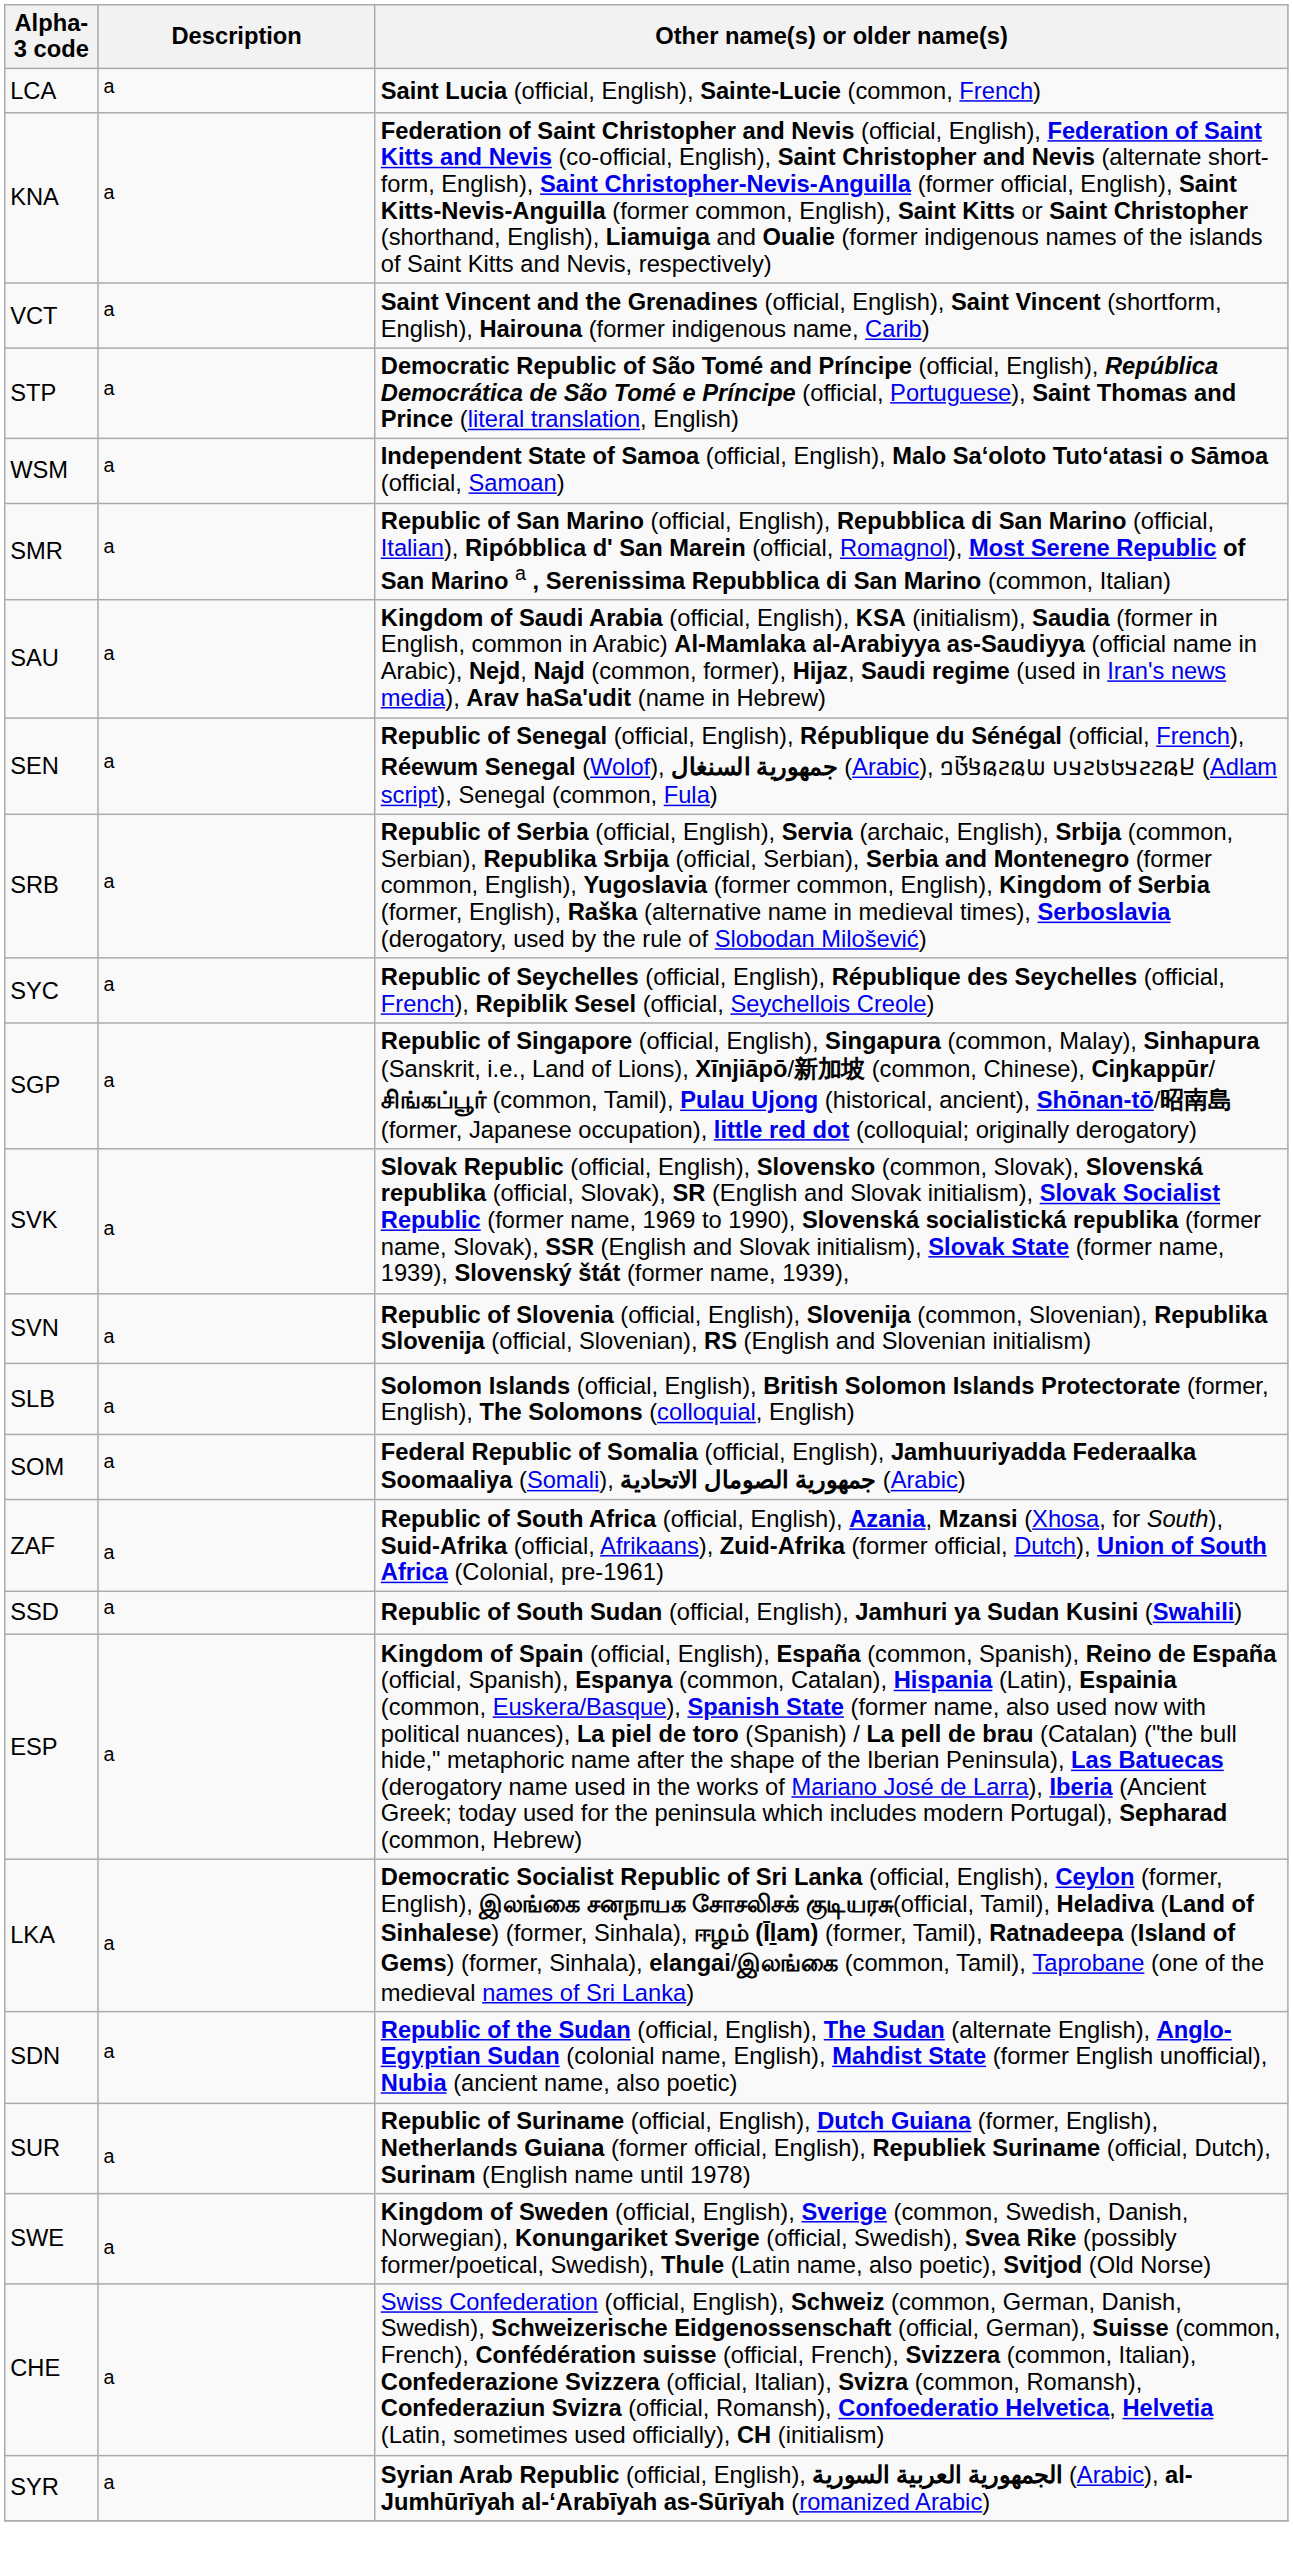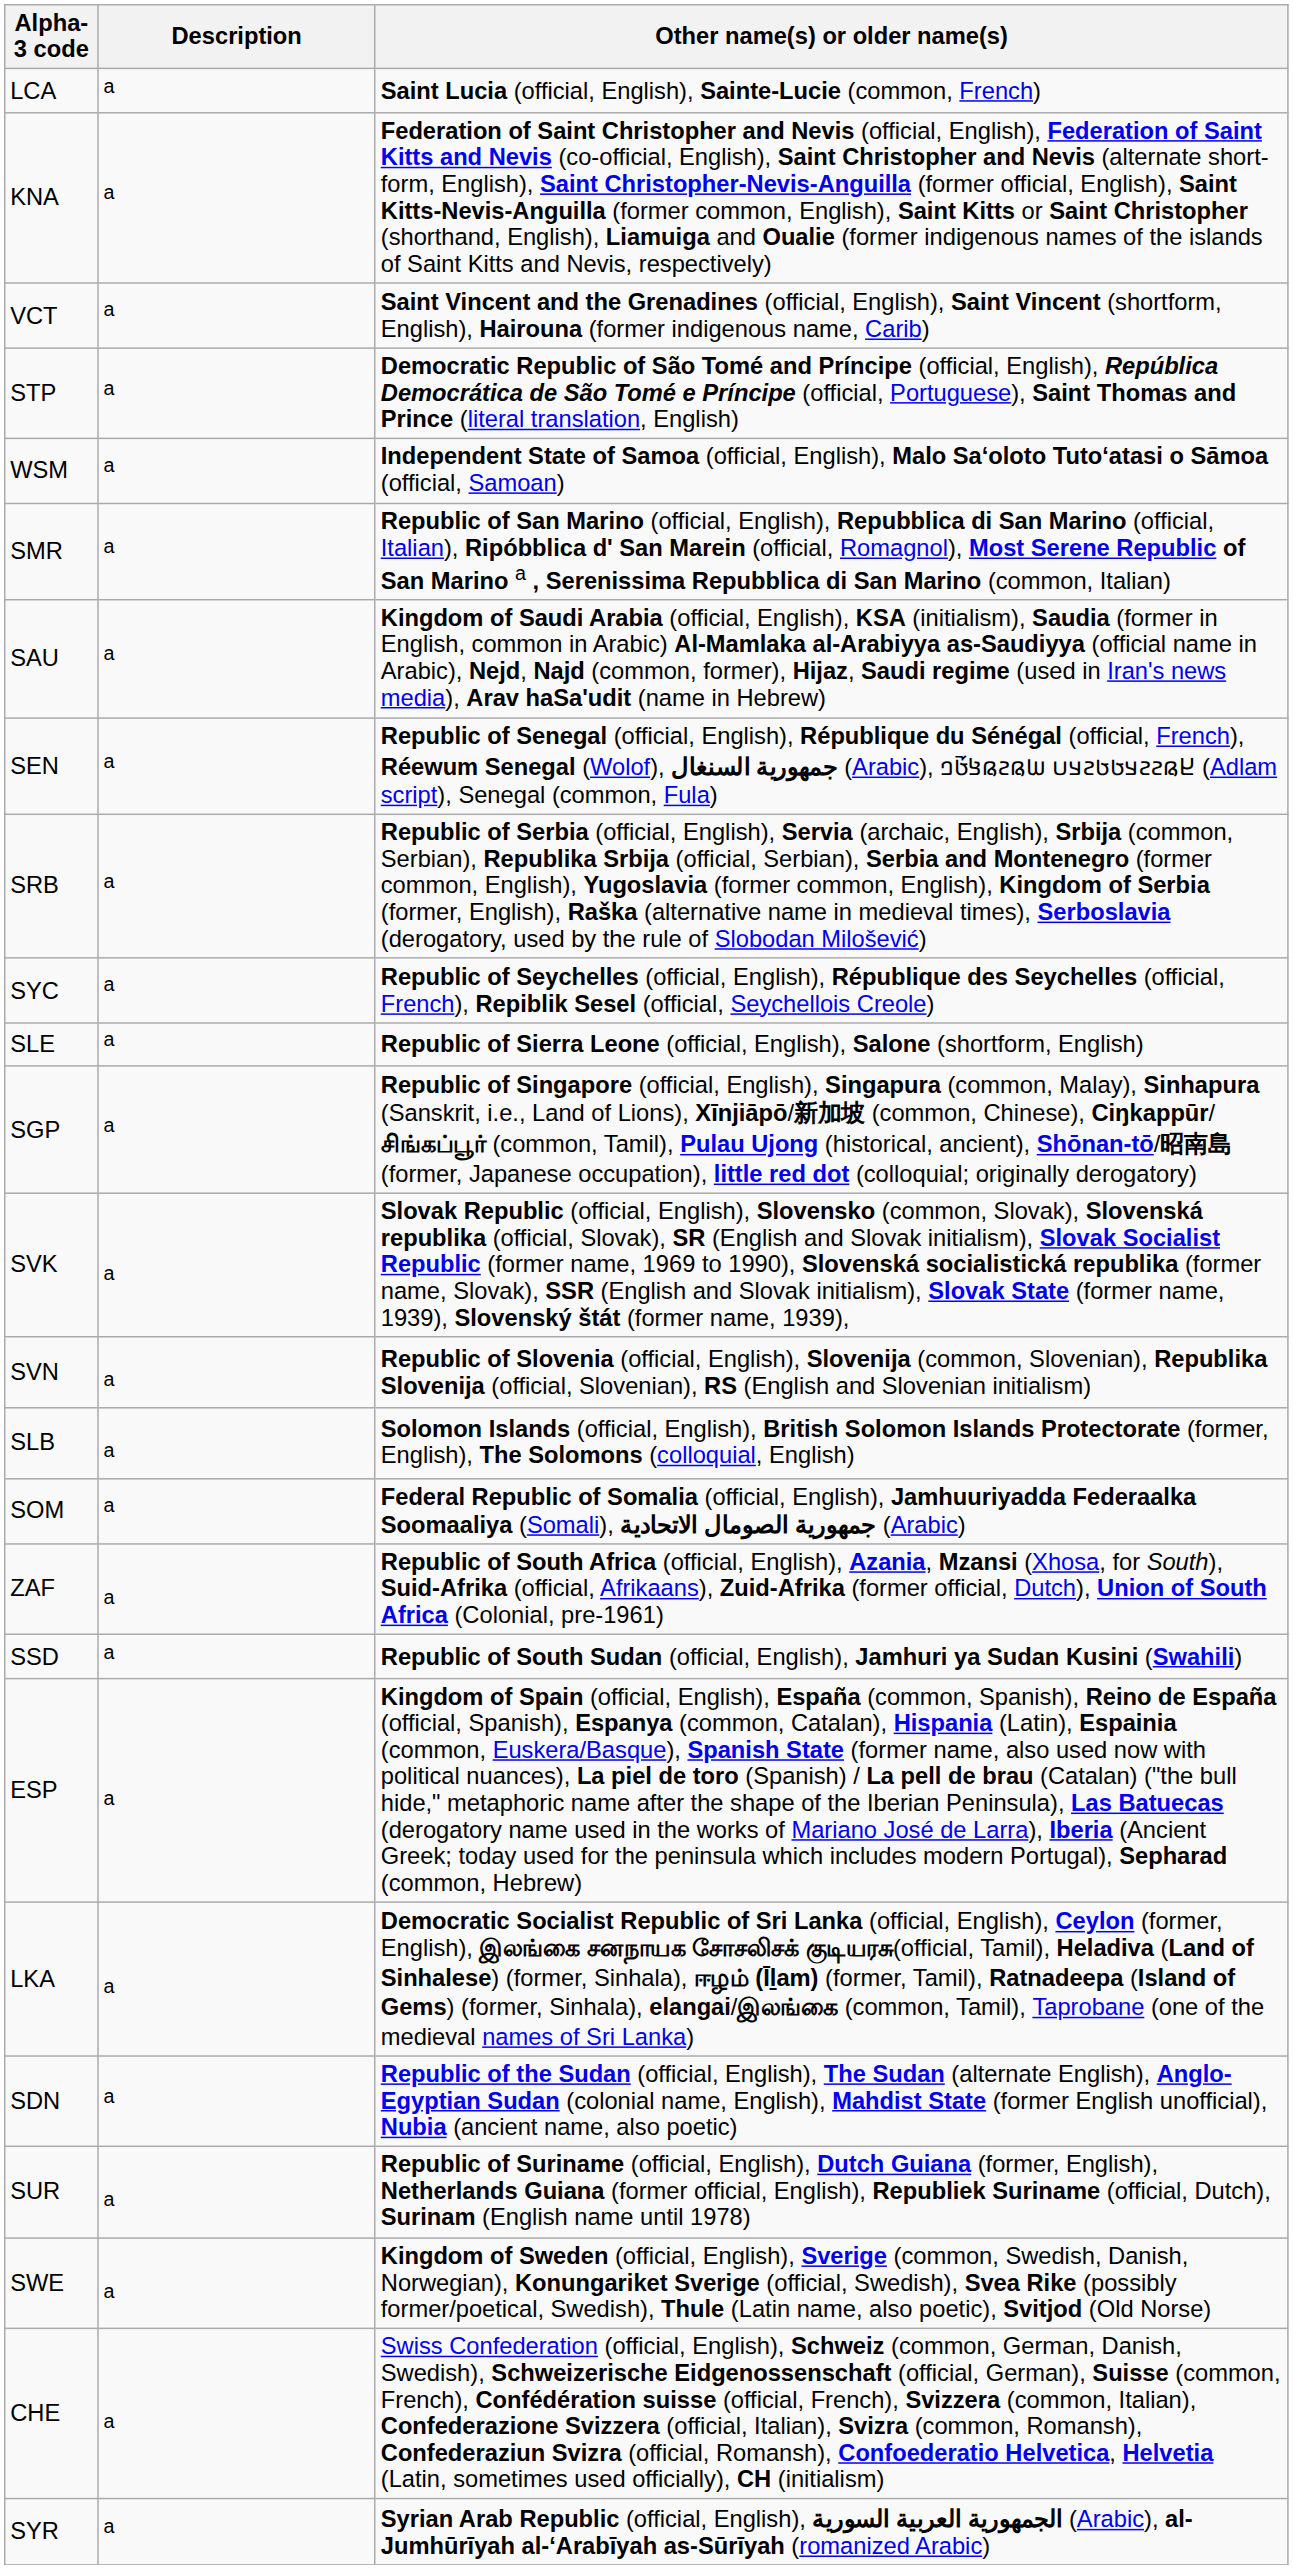+ row: (33, 1044)
